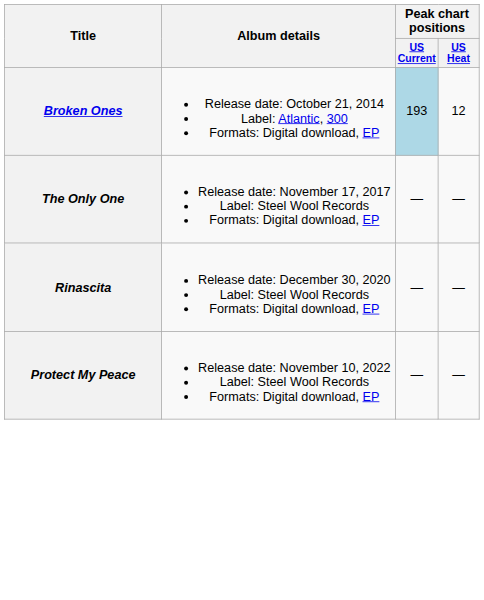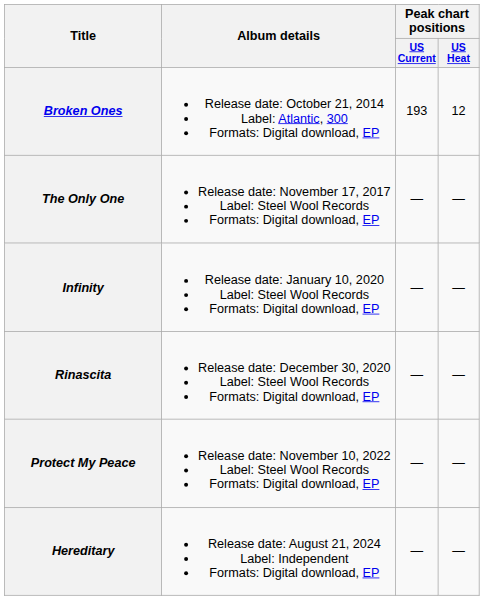(417, 111) lightblue background -> (417, 111) no background
+ row: (83, 287)
+ row: (83, 551)
